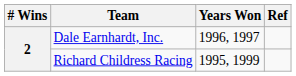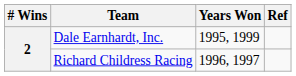(229, 38) 1996, 1997 -> (229, 38) 1995, 1999
(229, 60) 1995, 1999 -> (229, 60) 1996, 1997
